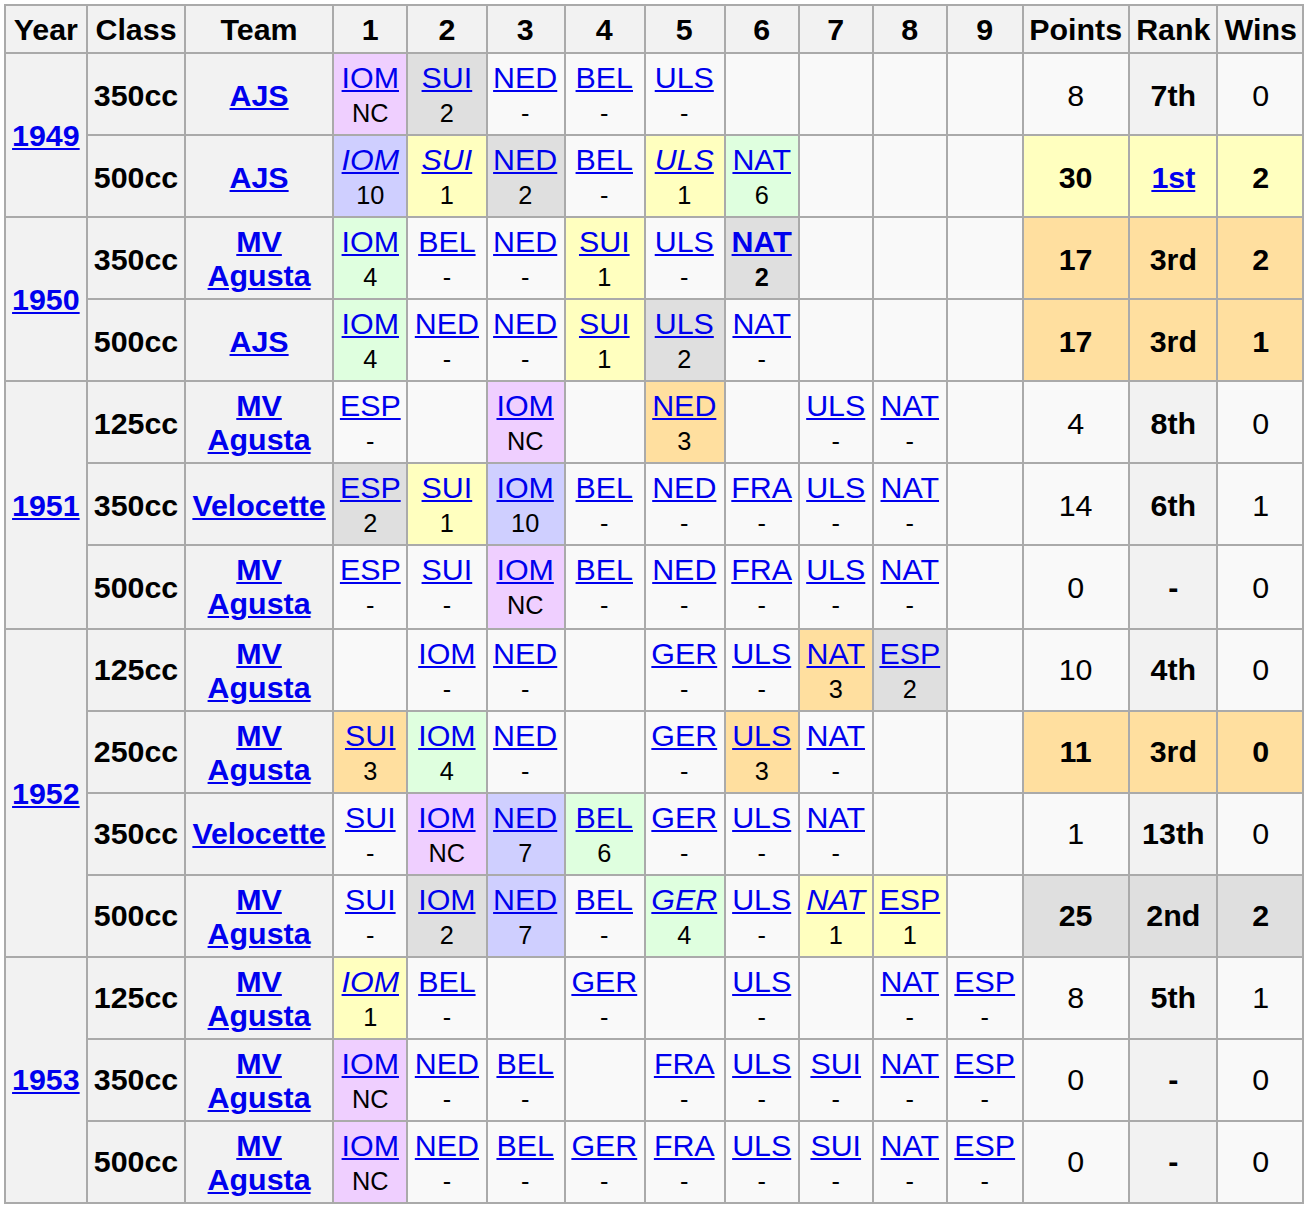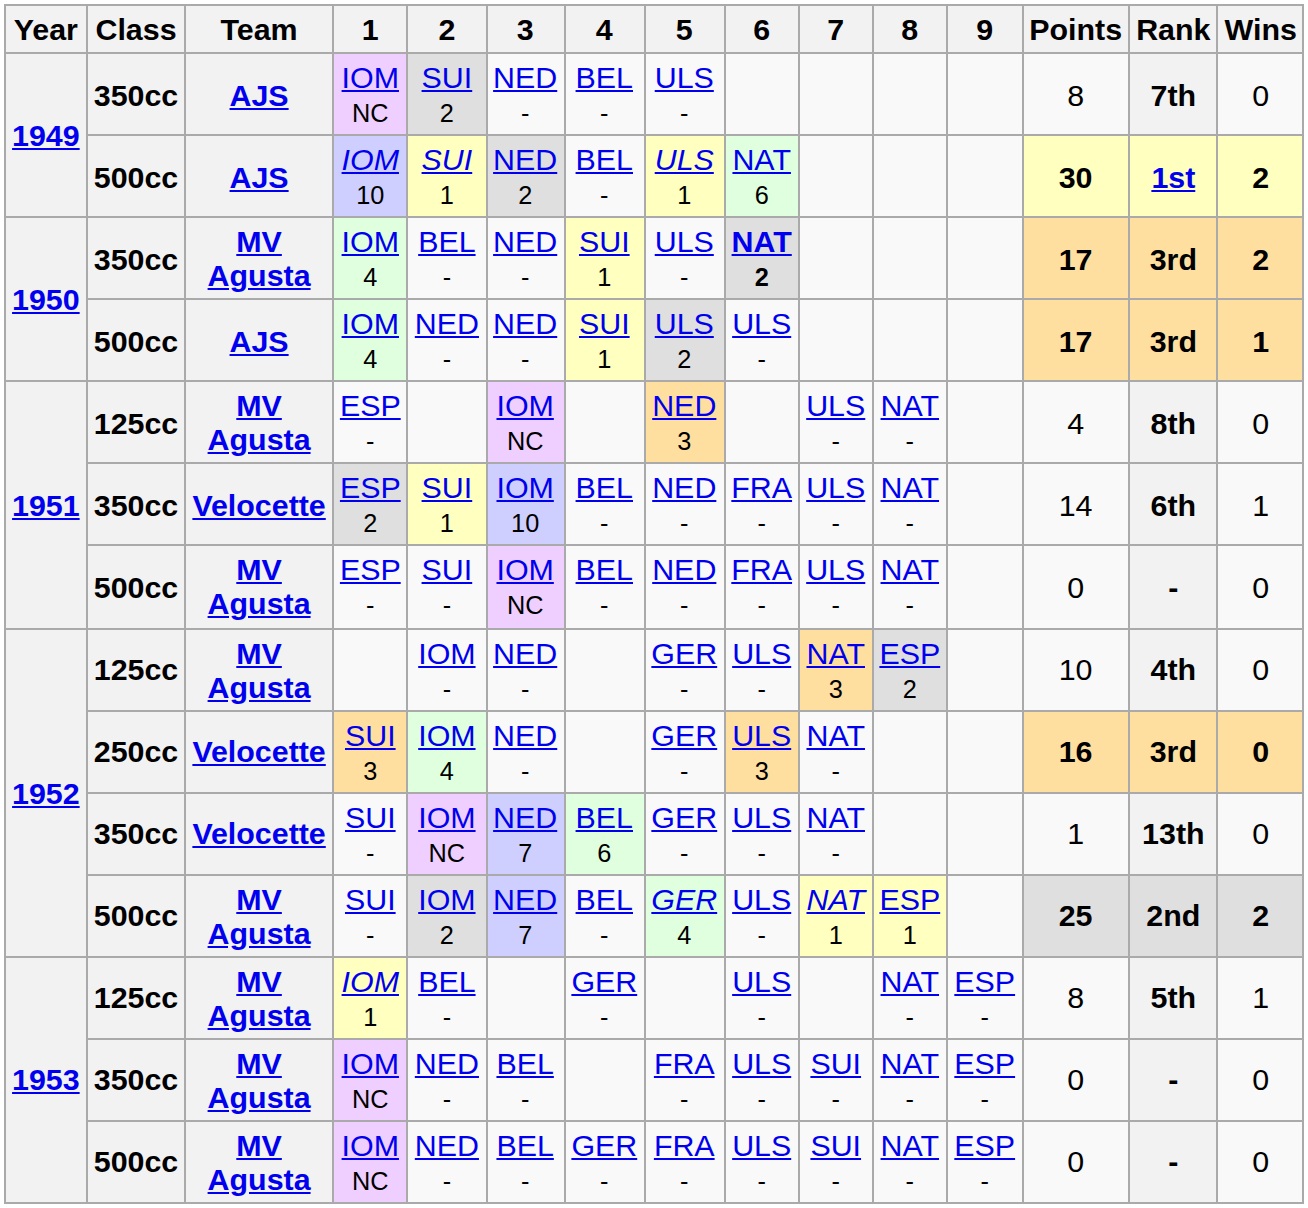(762, 341) NAT - -> (762, 341) ULS -
(259, 751) MV Agusta -> (259, 751) Velocette
(1076, 751) 11 -> (1076, 751) 16
